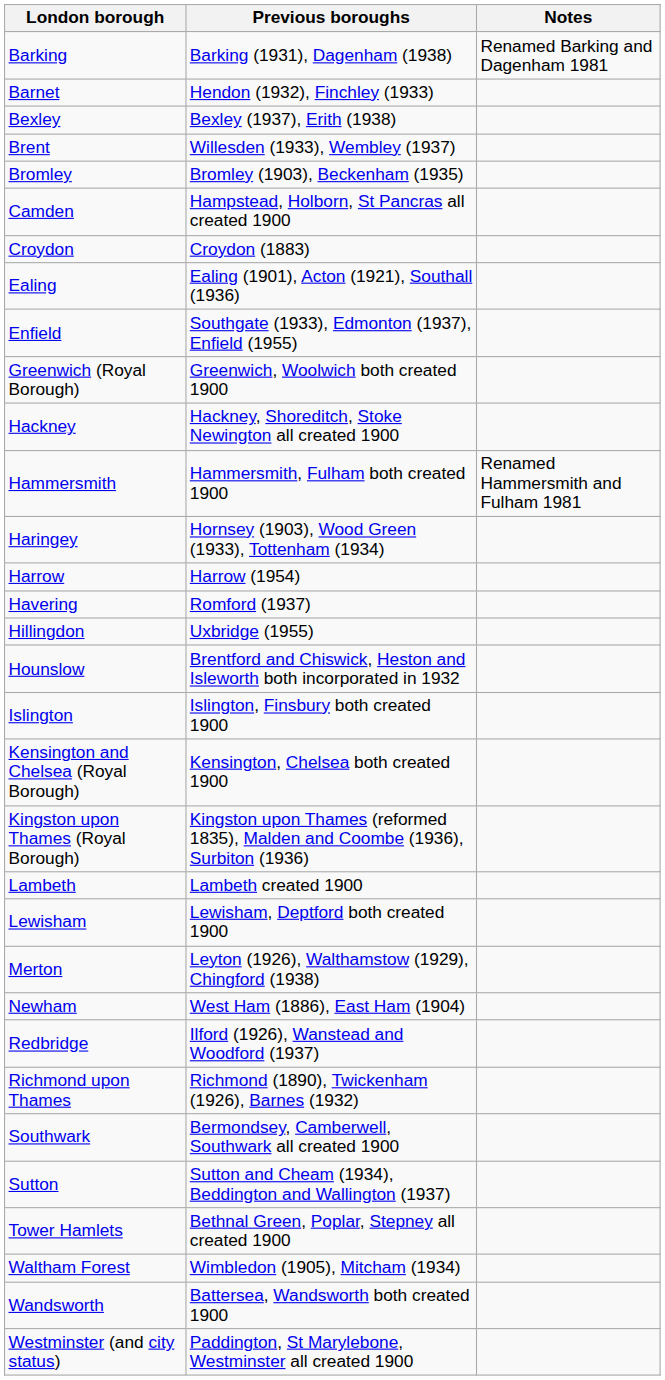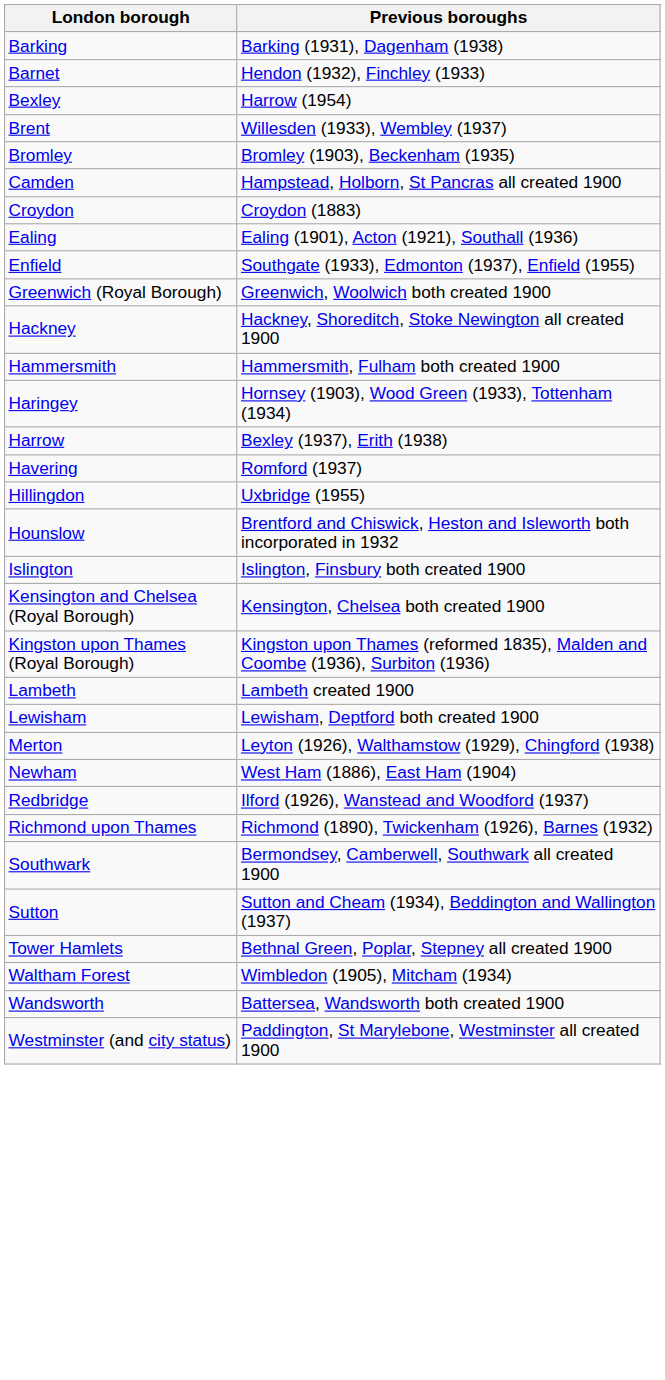- column: (568, 18)
(293, 119) Bexley (1937), Erith (1938) -> (296, 100) Harrow (1954)
(245, 576) Harrow (1954) -> (344, 440) Bexley (1937), Erith (1938)
